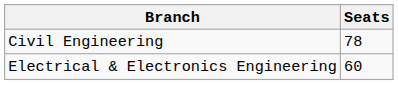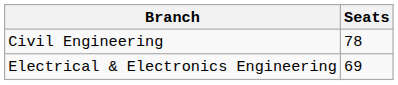(353, 67) 60 -> (353, 67) 69
